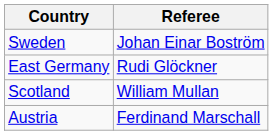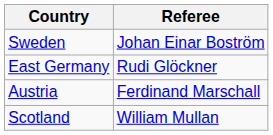rows swapped: (33, 117) <-> (39, 92)
